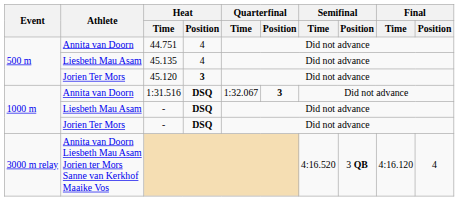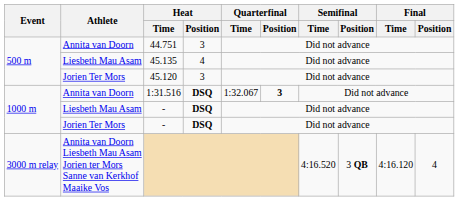(202, 45) 4 -> (202, 45) 3
(202, 77) bold -> (202, 77) normal
